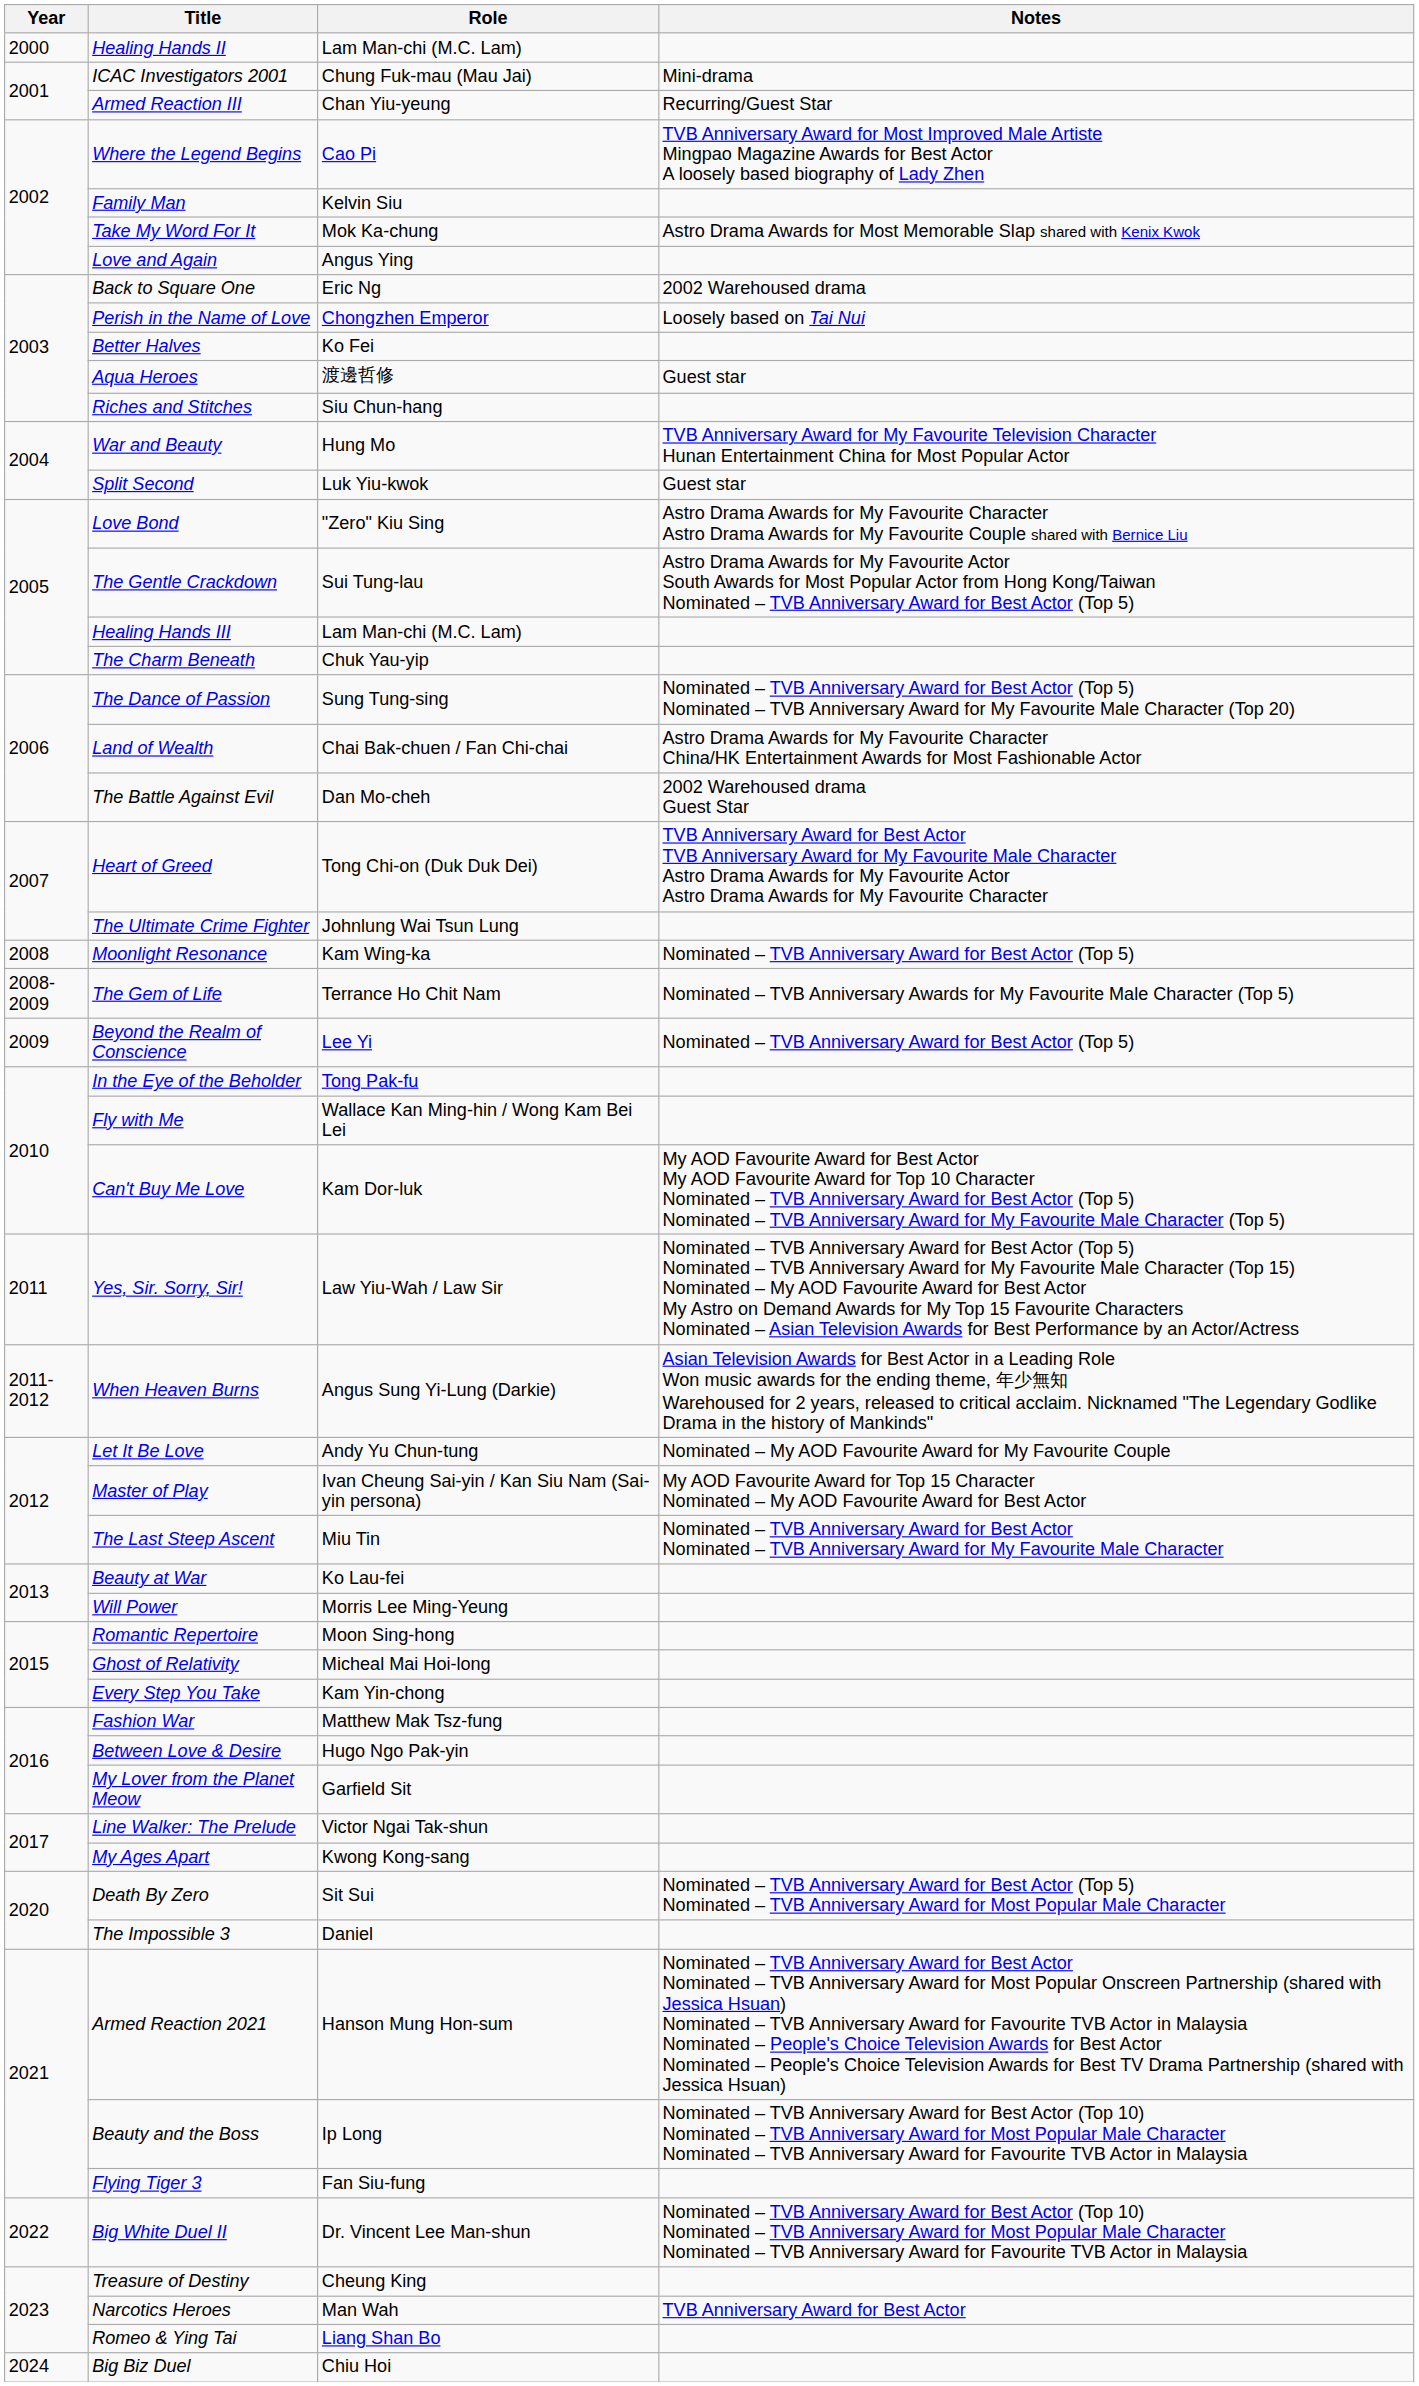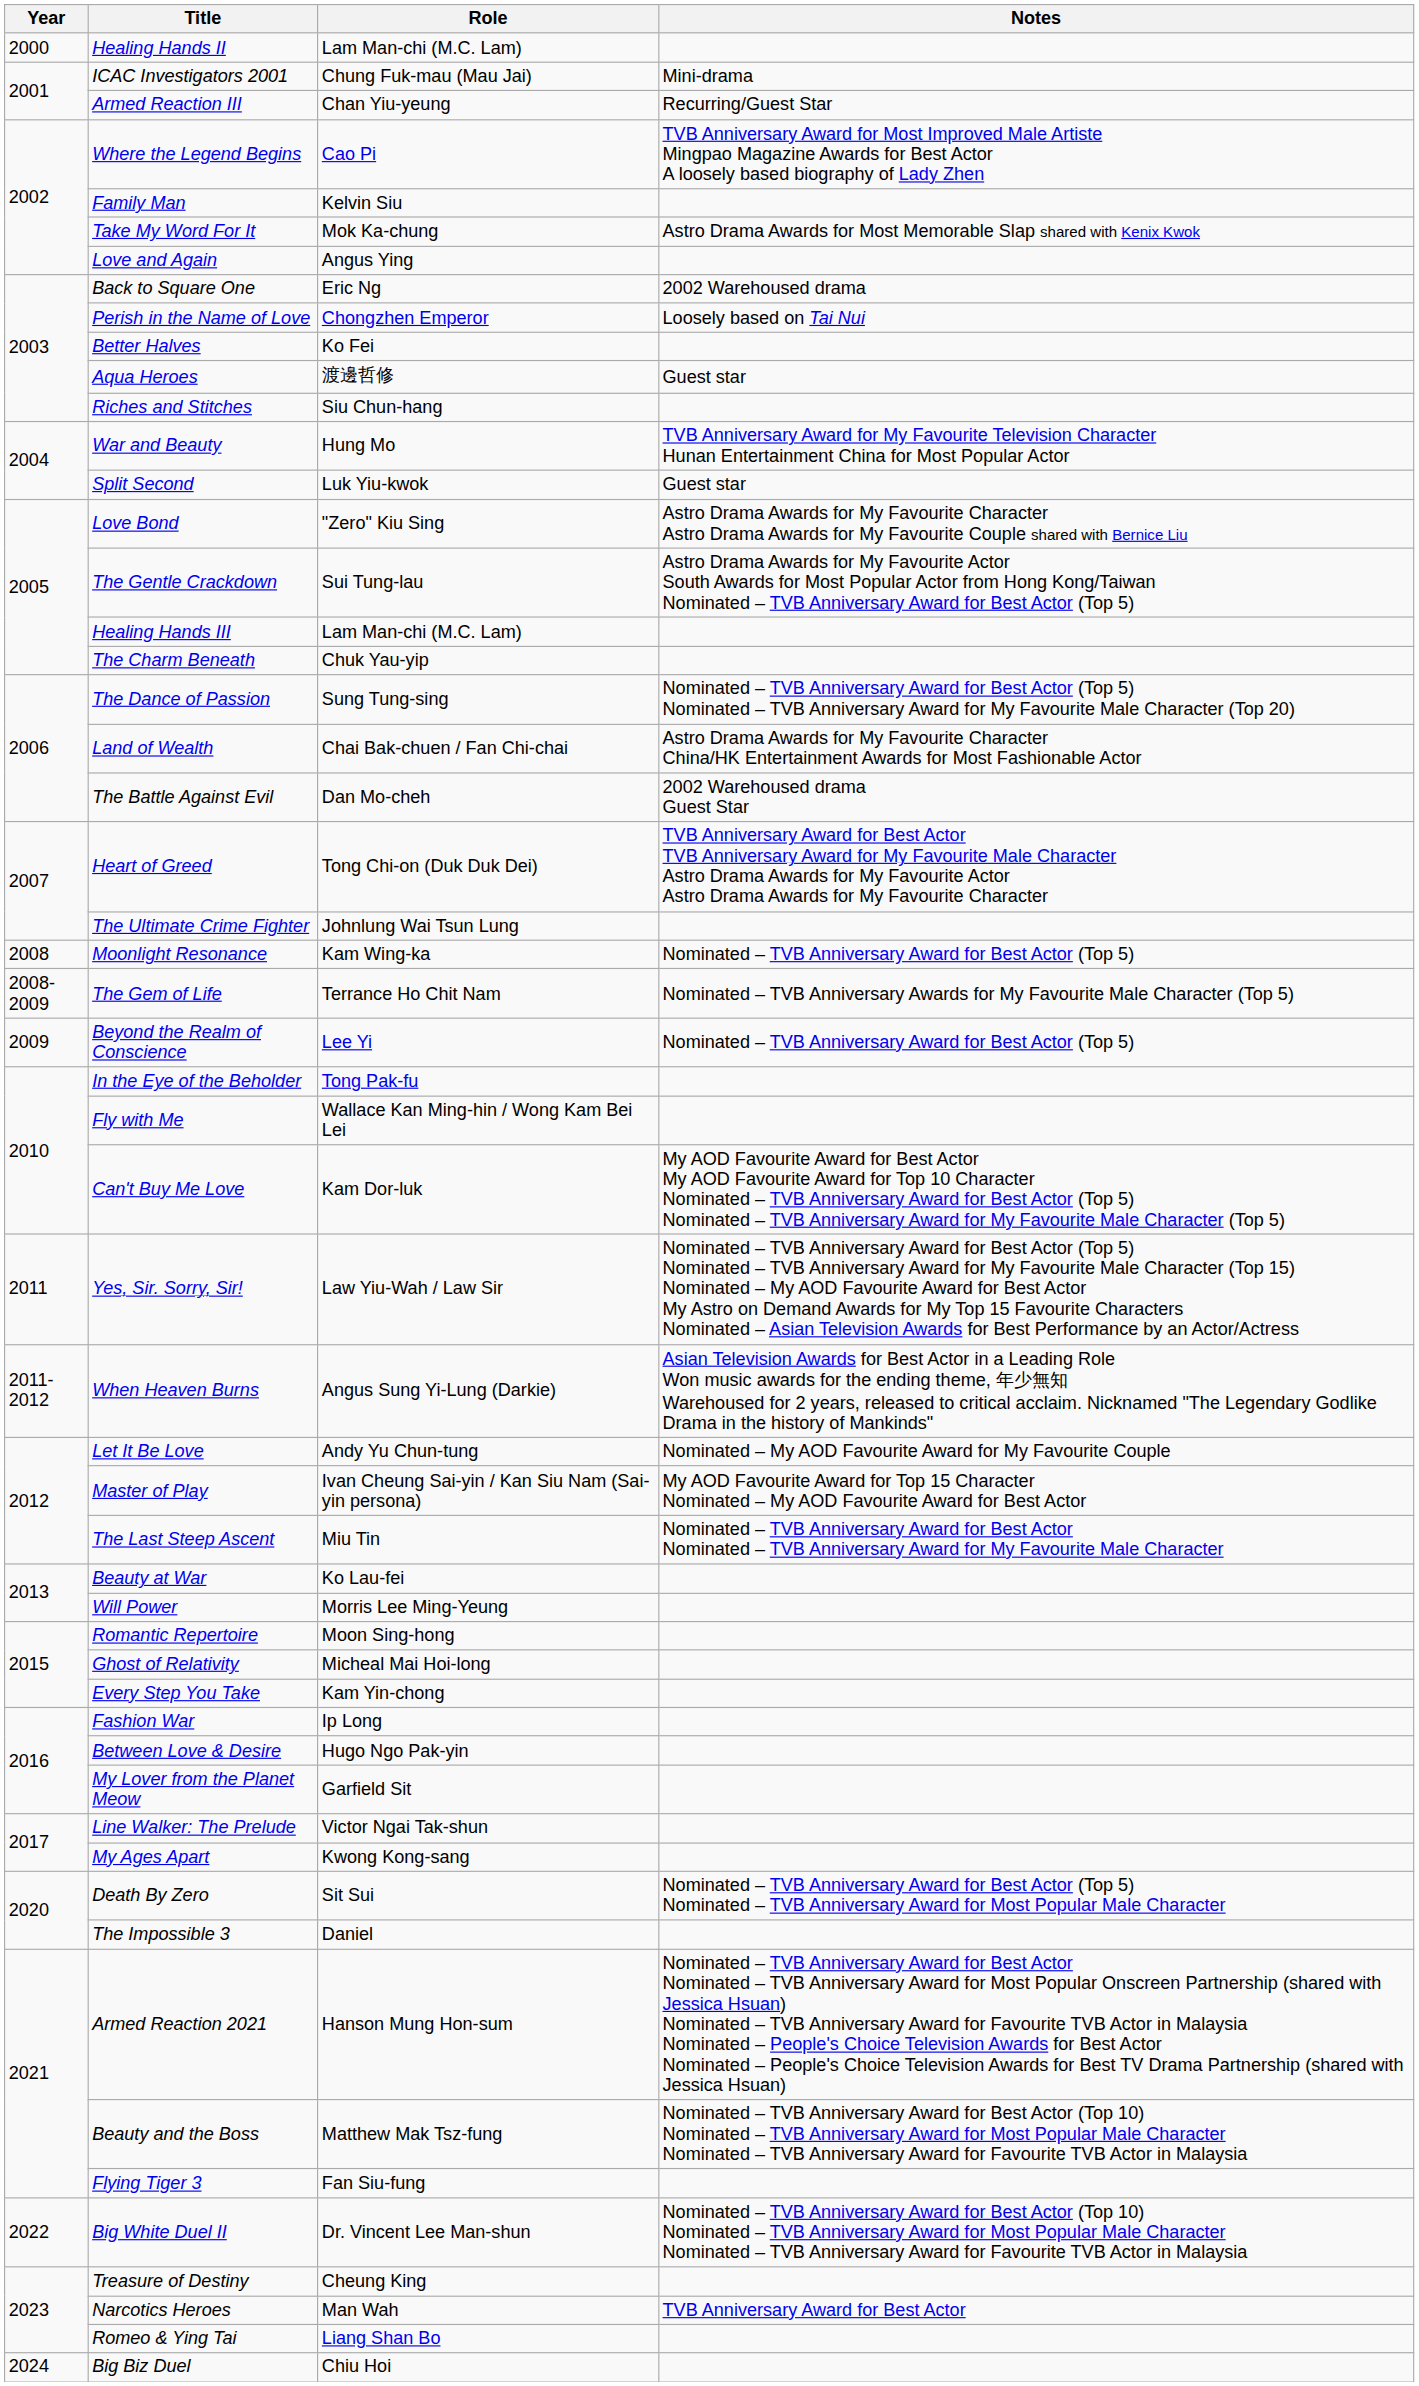(412, 1721) Matthew Mak Tsz-fung -> (352, 1721) Ip Long
(352, 2134) Ip Long -> (412, 2134) Matthew Mak Tsz-fung
